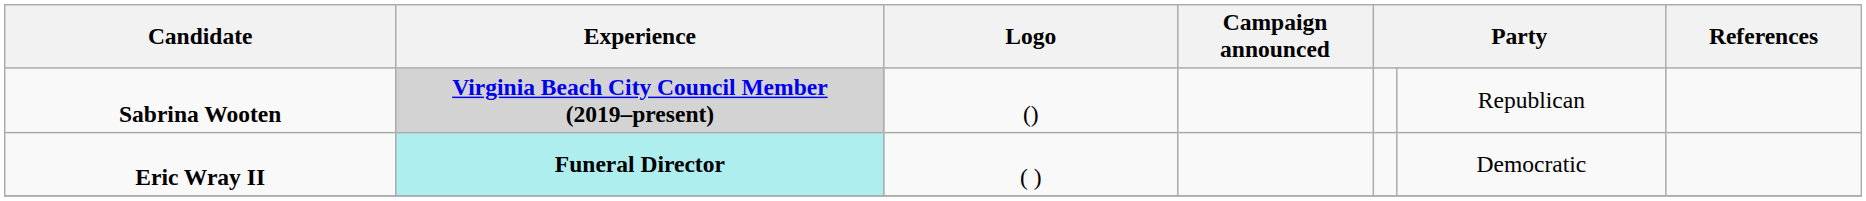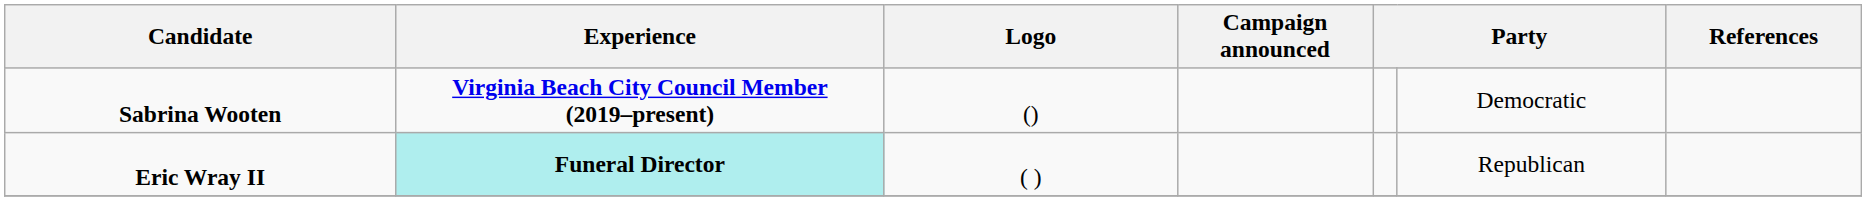(640, 100) lightgrey background -> (640, 100) no background
(1531, 100) Republican -> (1531, 100) Democratic
(1531, 163) Democratic -> (1531, 163) Republican
